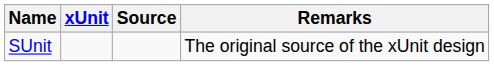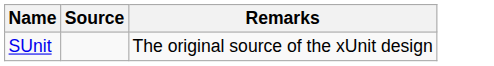- column: (87, 18)
